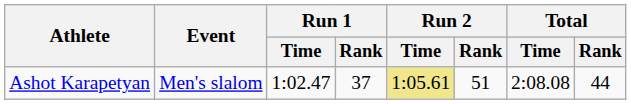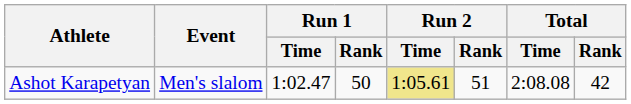(361, 83) 37 -> (361, 83) 50
(600, 83) 44 -> (600, 83) 42
